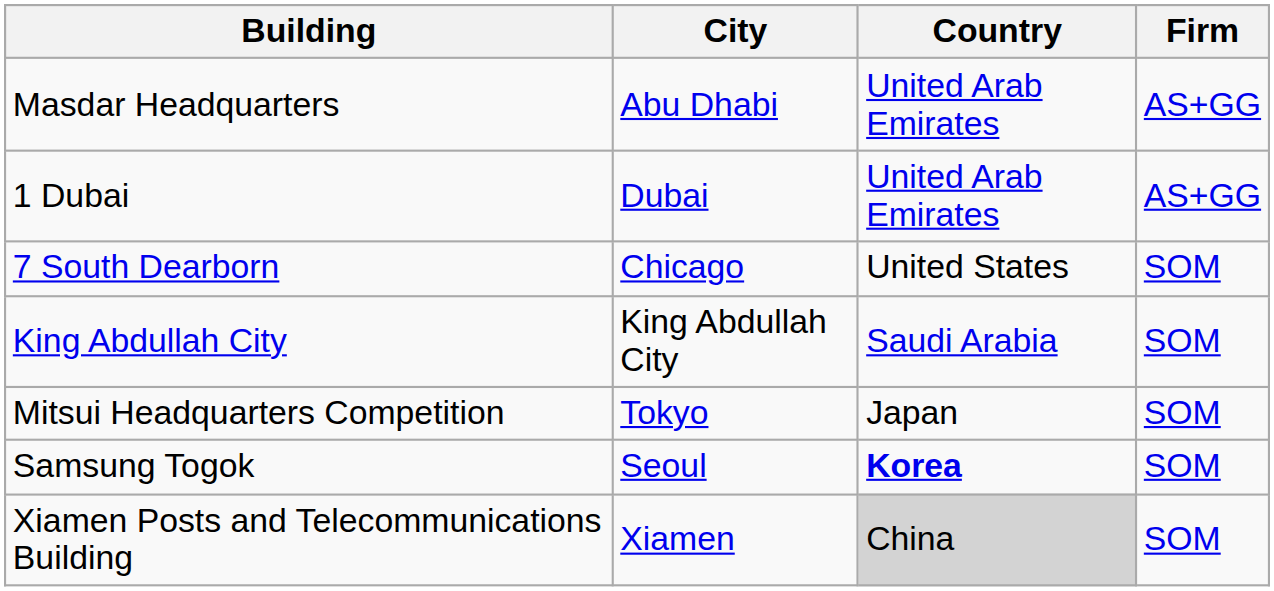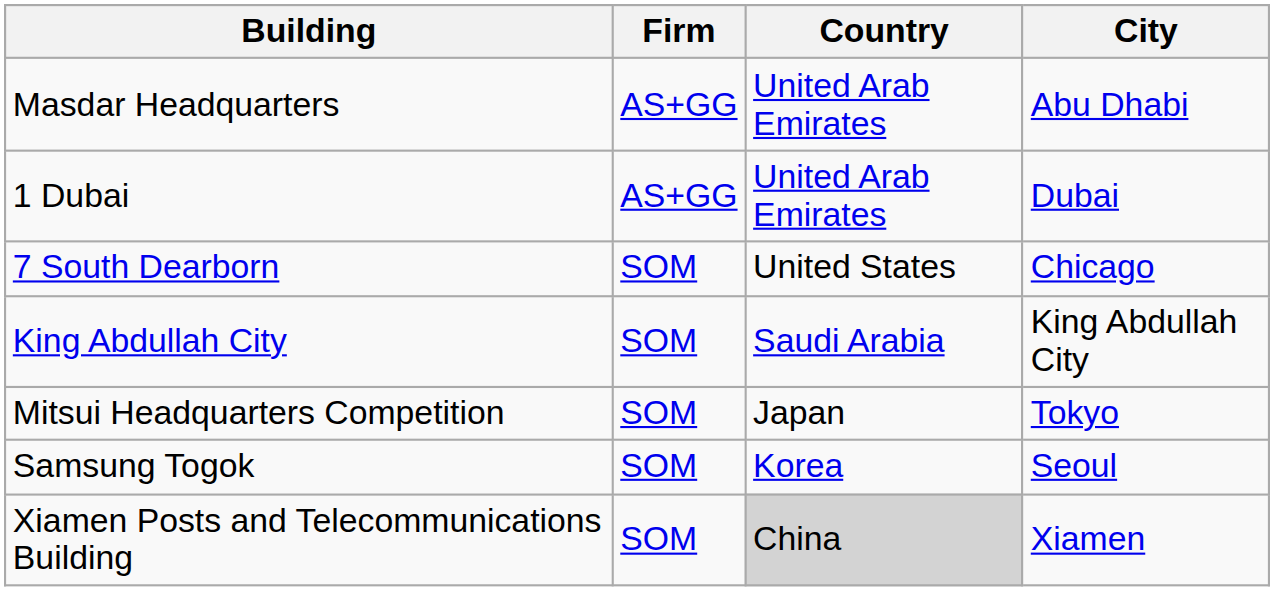columns swapped: (735, 31) <-> (1202, 31)
(914, 466) bold -> (798, 466) normal
